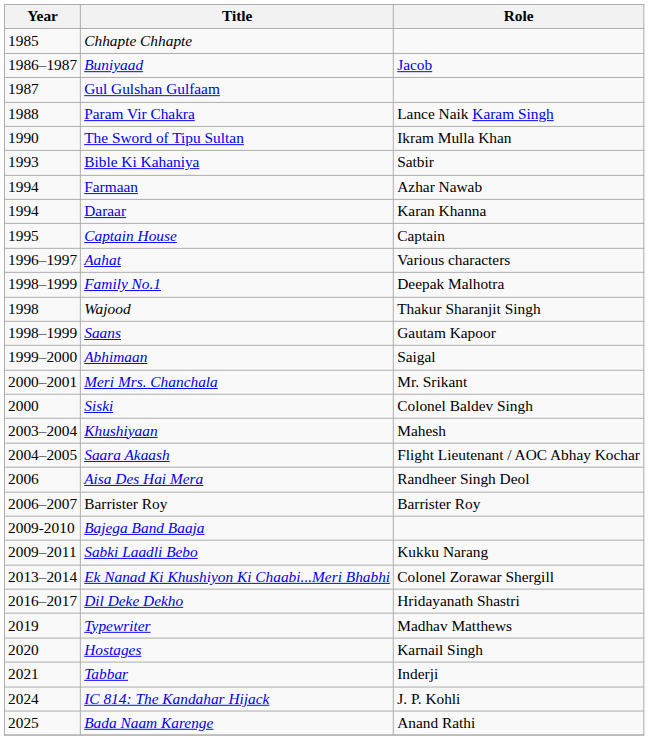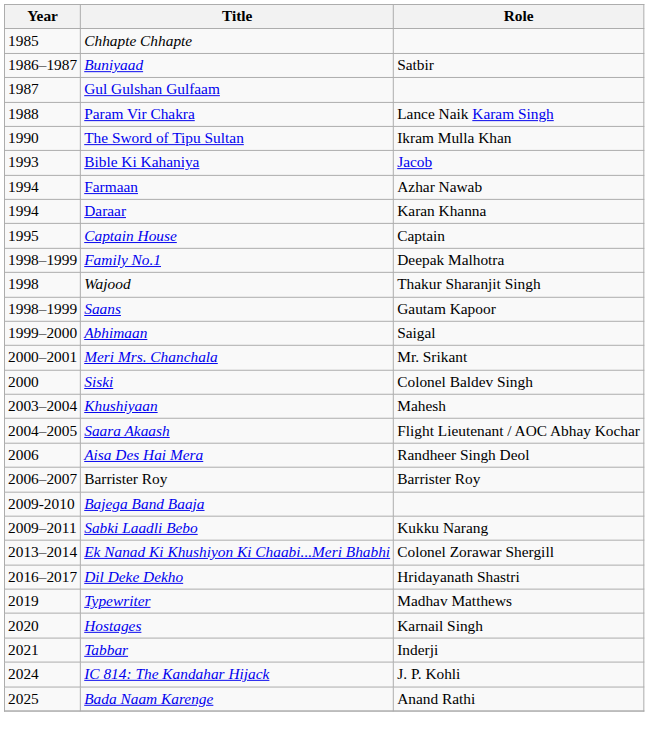(415, 65) Jacob -> (416, 65) Satbir
(416, 162) Satbir -> (415, 162) Jacob
- row: (103, 260)
